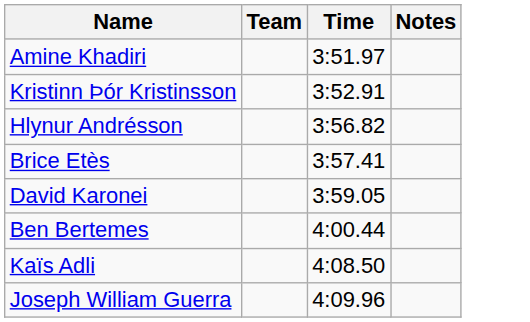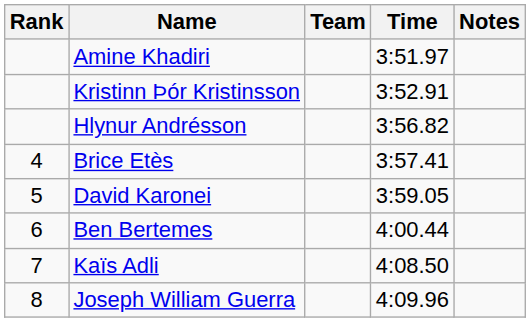+ column: (37, 21)
